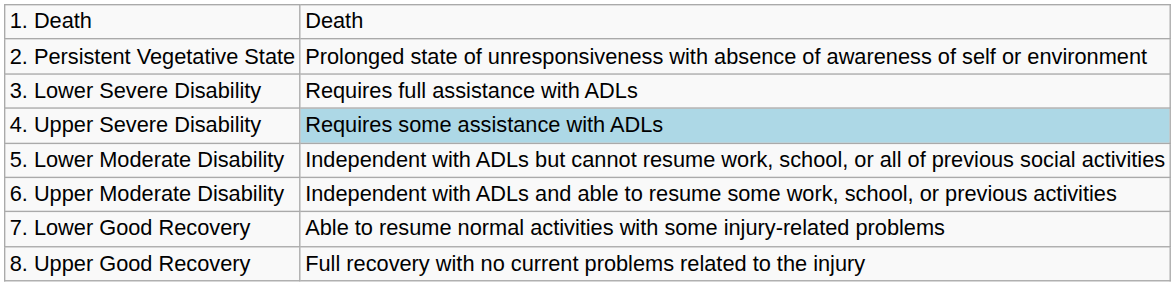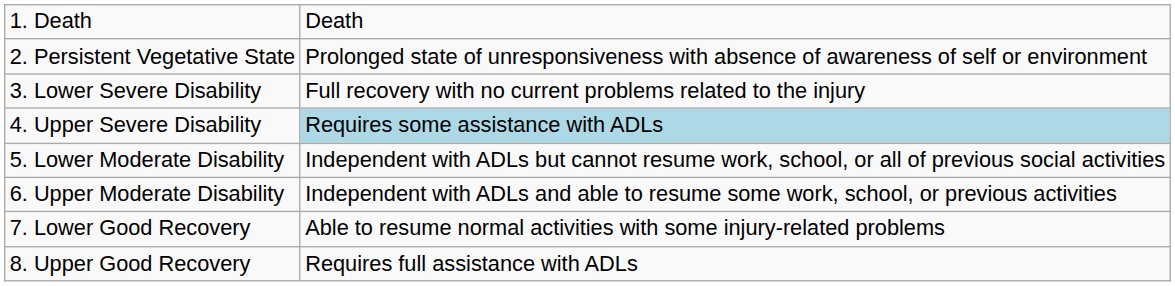(472, 90) Requires full assistance with ADLs -> (585, 90) Full recovery with no current problems related to the injury
(585, 263) Full recovery with no current problems related to the injury -> (472, 263) Requires full assistance with ADLs
